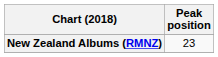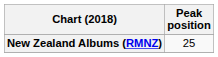(189, 43) 23 -> (189, 43) 25
